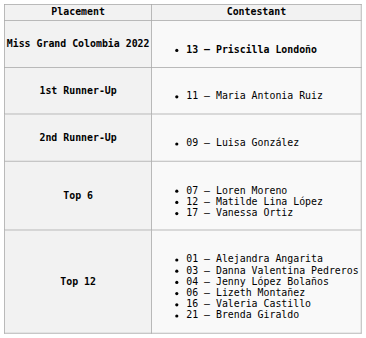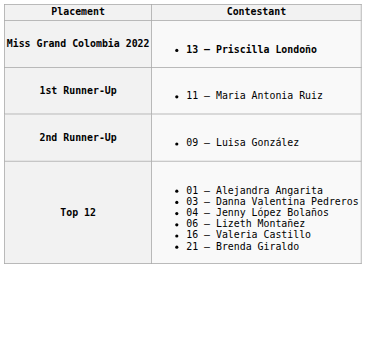- row: (78, 196)
